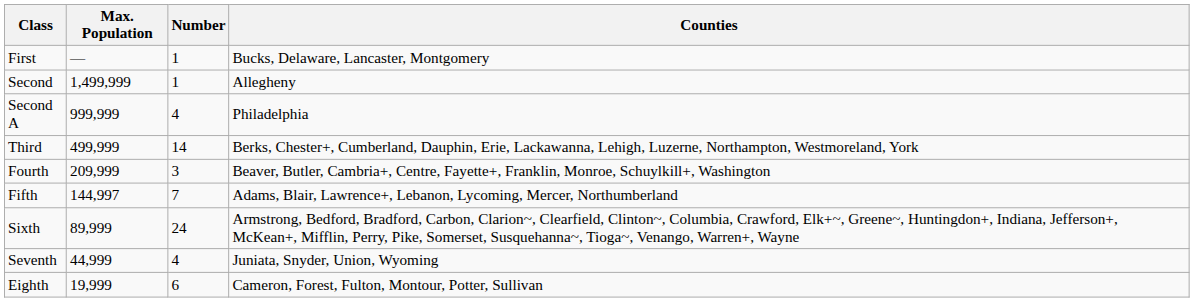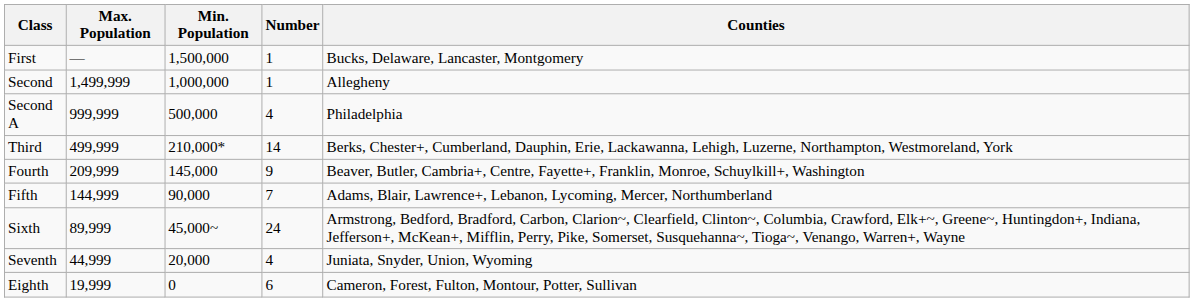+ column: (213, 25)
(175, 171) 3 -> (269, 171) 9
(95, 195) 144,997 -> (94, 195) 144,999
